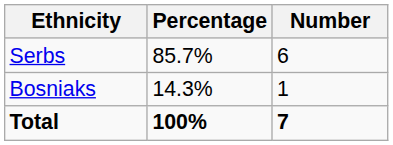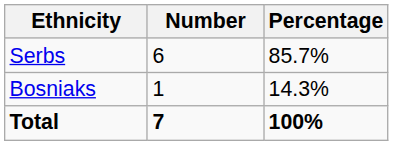columns swapped: (330, 21) <-> (210, 21)
